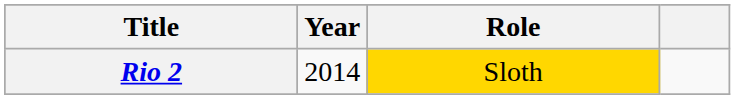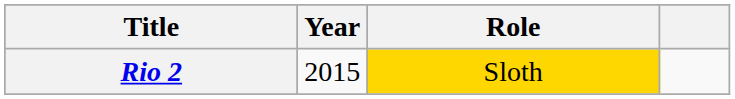(332, 71) 2014 -> (332, 71) 2015
